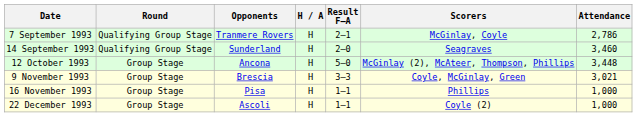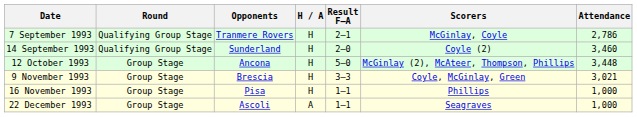(468, 49) Seagraves -> (468, 49) Coyle (2)
(310, 105) H -> (310, 105) A
(468, 105) Coyle (2) -> (468, 105) Seagraves
